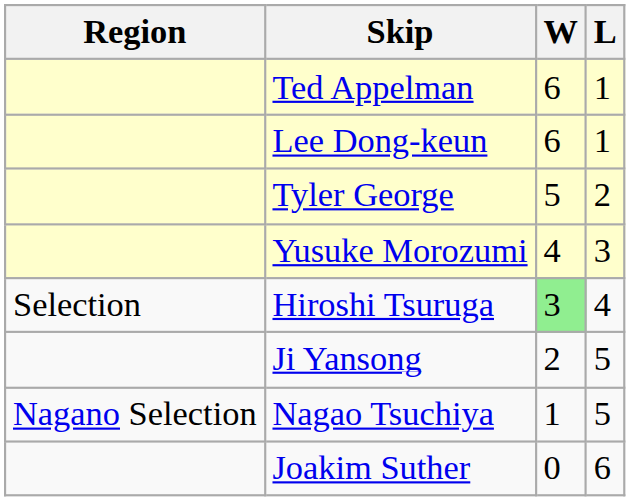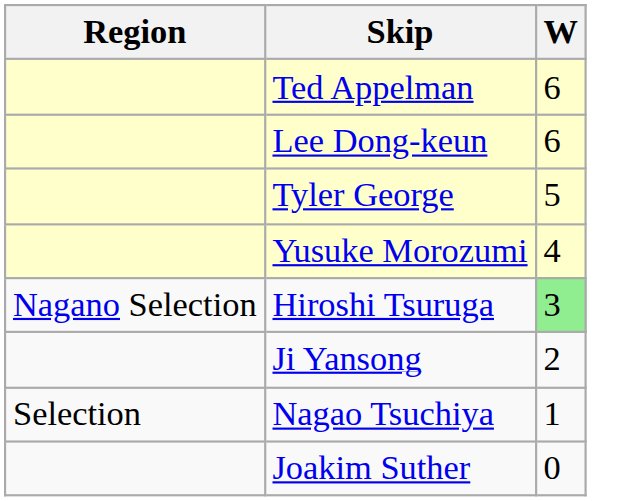- column: (605, 31)
(77, 304) Selection -> (135, 304) Nagano Selection
(135, 413) Nagano Selection -> (77, 413) Selection
